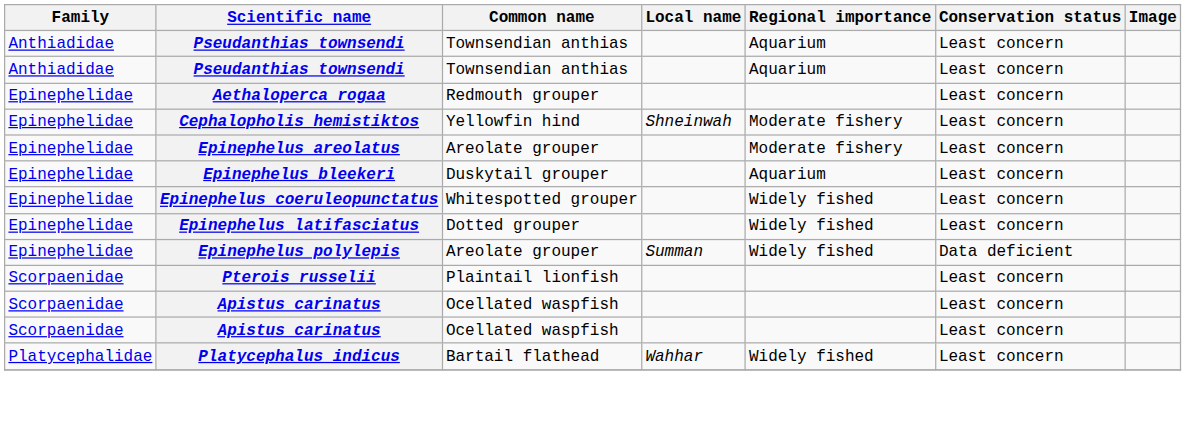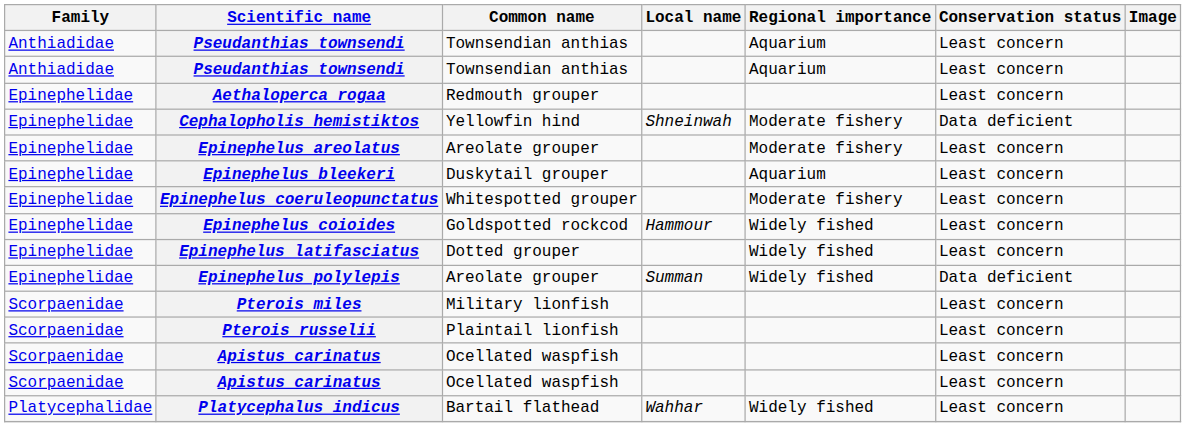(1001, 122) Least concern -> (1006, 122) Data deficient
(811, 200) Widely fished -> (826, 200) Moderate fishery
+ row: (299, 226)
+ row: (299, 304)
